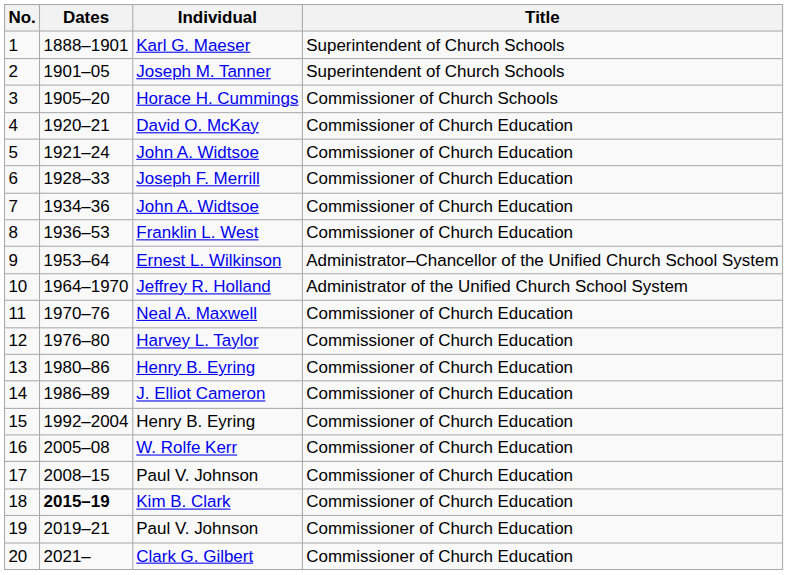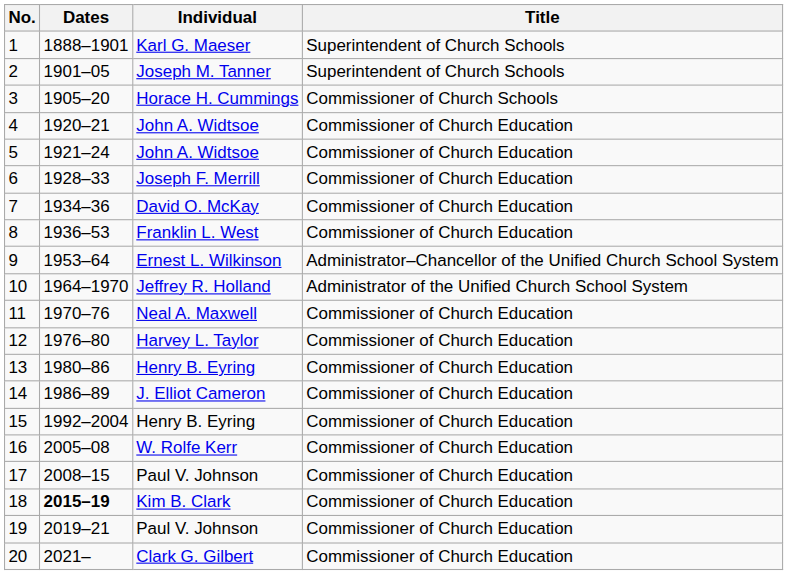(198, 125) David O. McKay -> (198, 125) John A. Widtsoe
(198, 206) John A. Widtsoe -> (198, 206) David O. McKay
